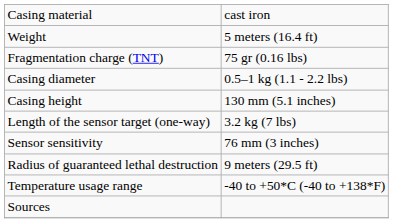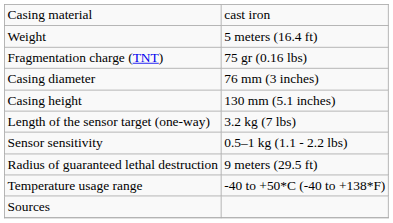(286, 79) 0.5–1 kg (1.1 - 2.2 lbs) -> (271, 79) 76 mm (3 inches)
(271, 143) 76 mm (3 inches) -> (286, 143) 0.5–1 kg (1.1 - 2.2 lbs)
